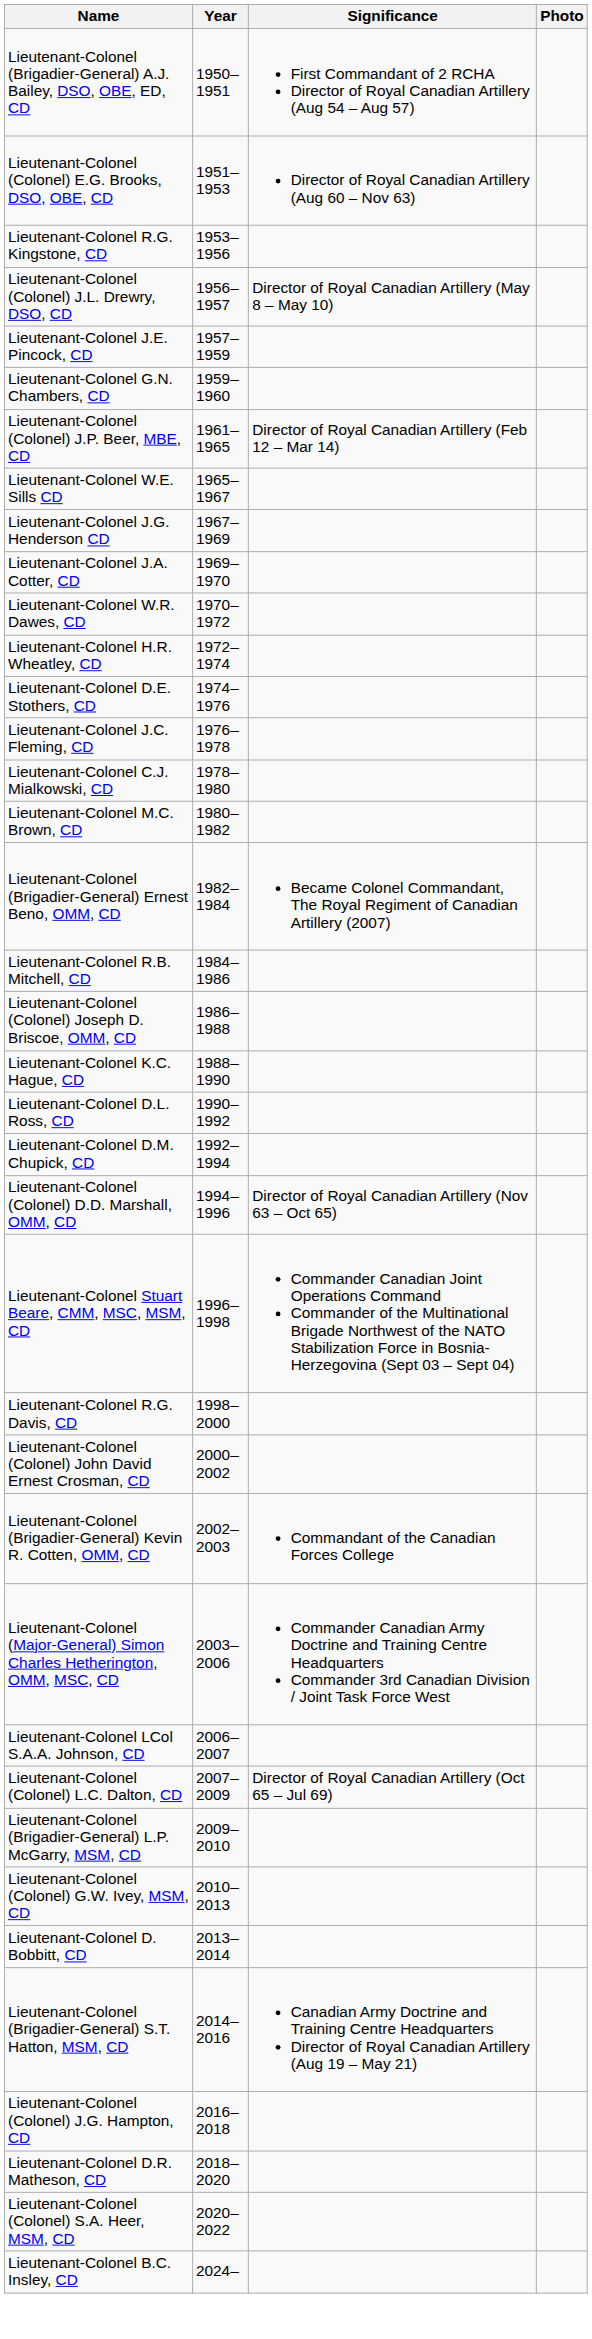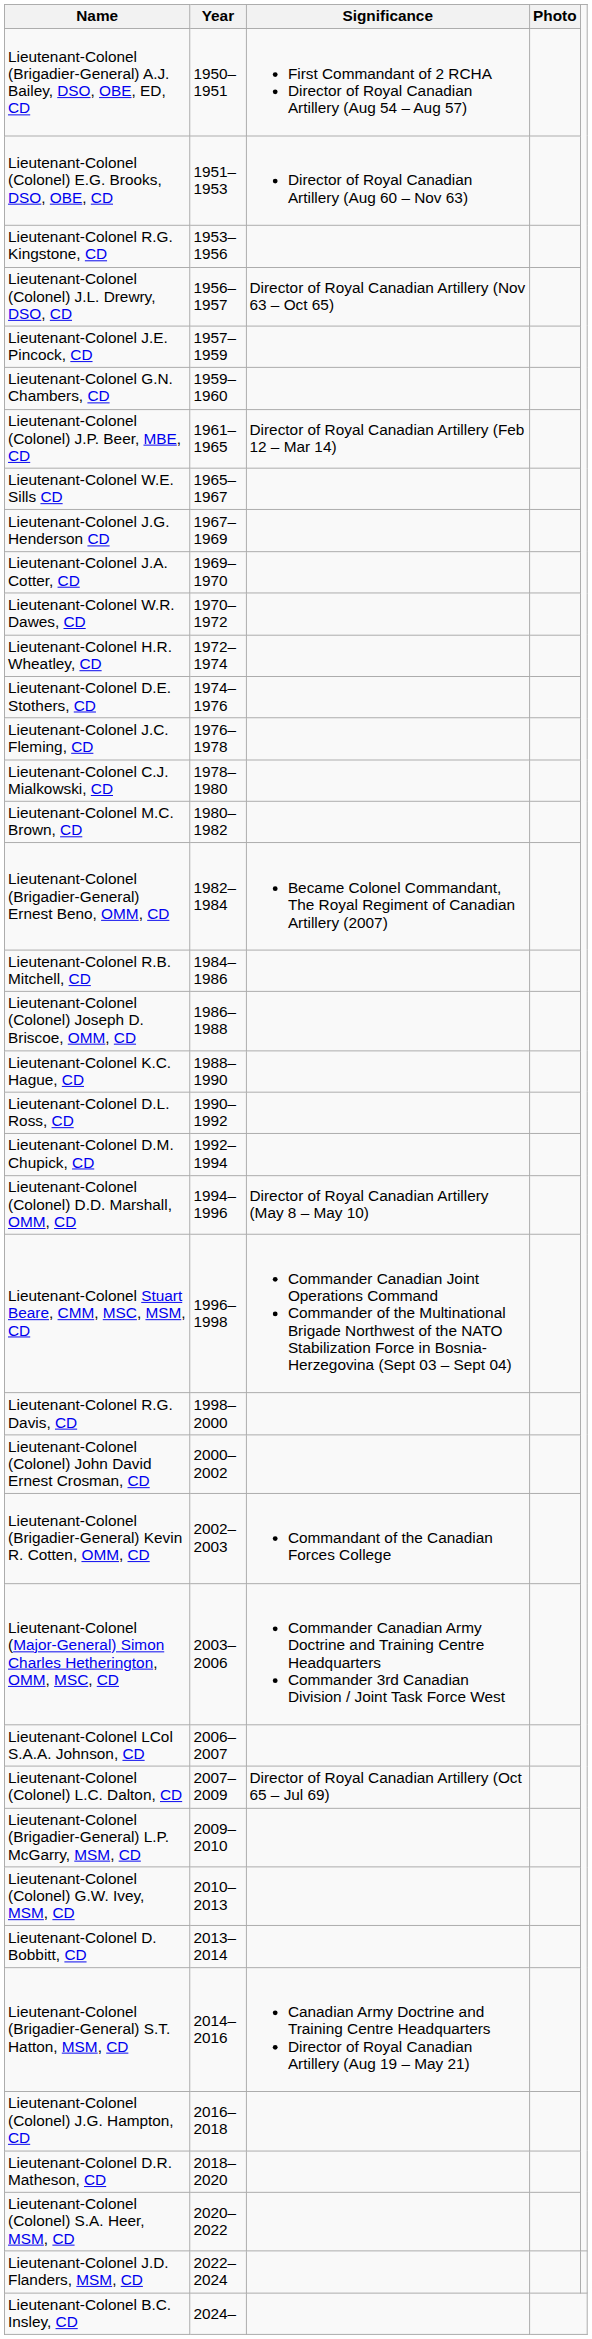(391, 296) Director of Royal Canadian Artillery (May 8 – May 10) -> (387, 296) Director of Royal Canadian Artillery (Nov 63 – Oct 65)
(390, 1204) Director of Royal Canadian Artillery (Nov 63 – Oct 65) -> (369, 1204) Director of Royal Canadian Artillery (May 8 – May 10)
+ row: (88, 2271)
